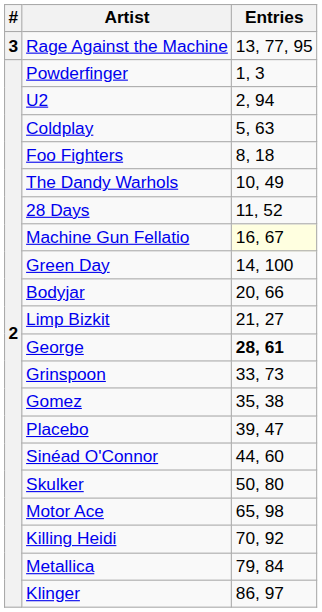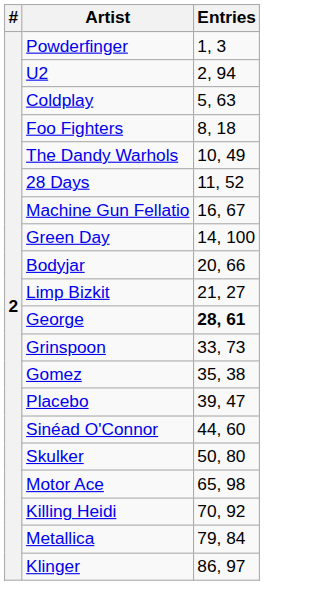- row: (127, 45)
(260, 237) lightyellow background -> (221, 210) no background
